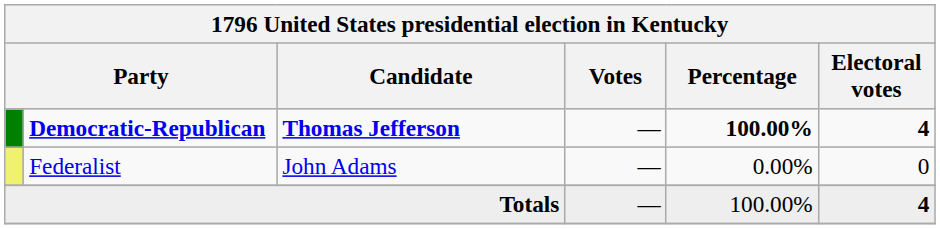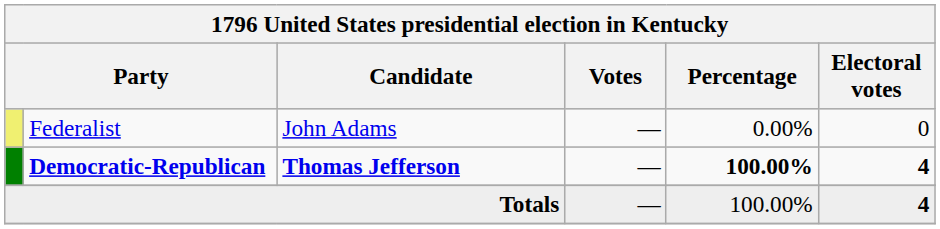rows swapped: (147, 128) <-> (75, 166)
